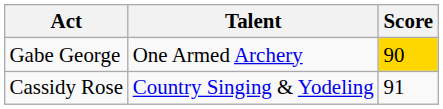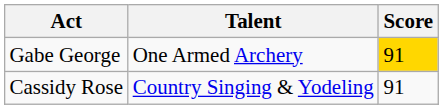(394, 54) 90 -> (394, 54) 91
